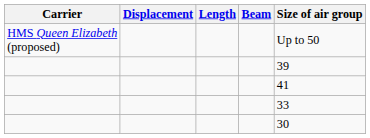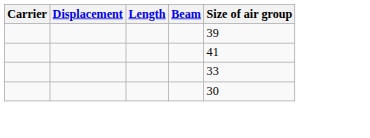- row: (62, 40)
